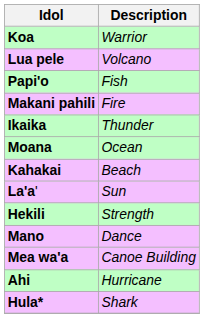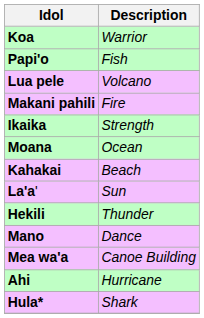rows swapped: (36, 59) <-> (28, 81)
(127, 125) Thunder -> (128, 125) Strength
(128, 214) Strength -> (127, 214) Thunder
